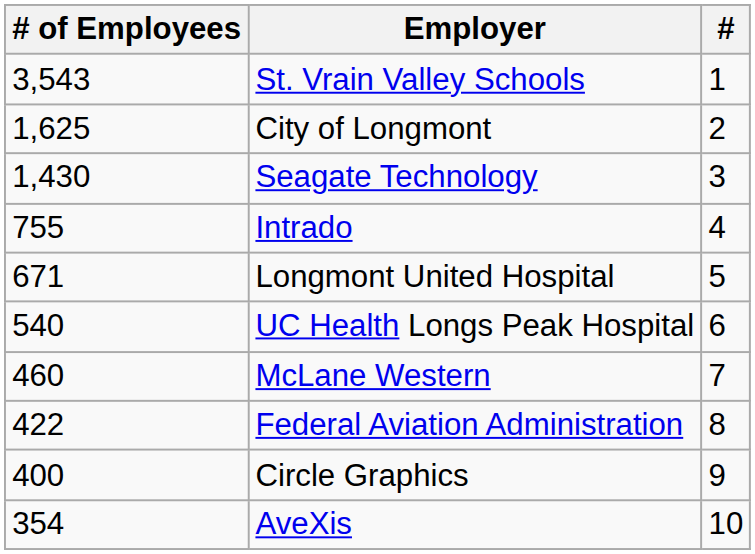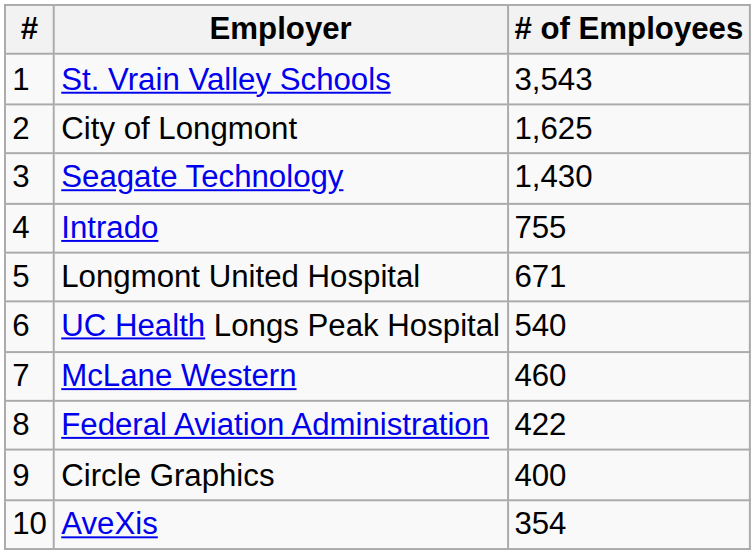columns swapped: (726, 29) <-> (127, 29)
